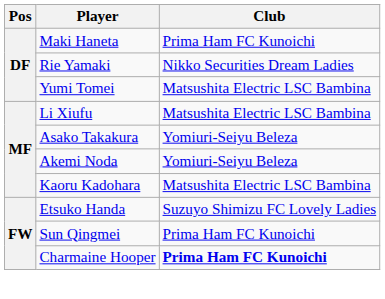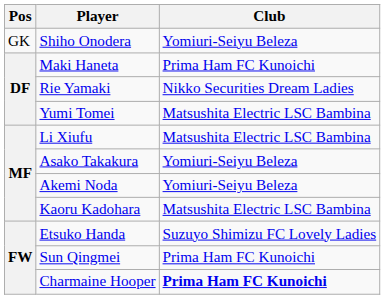+ row: (85, 40)
